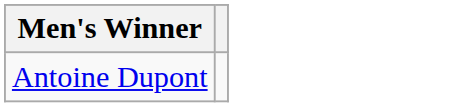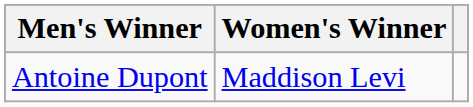+ column: (334, 28)
